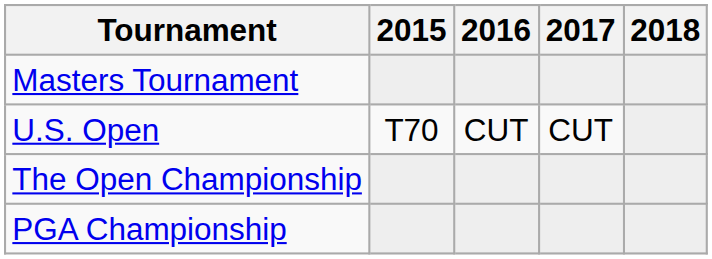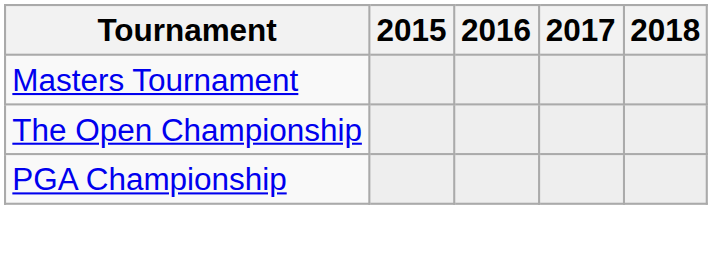- row: (86, 130)
